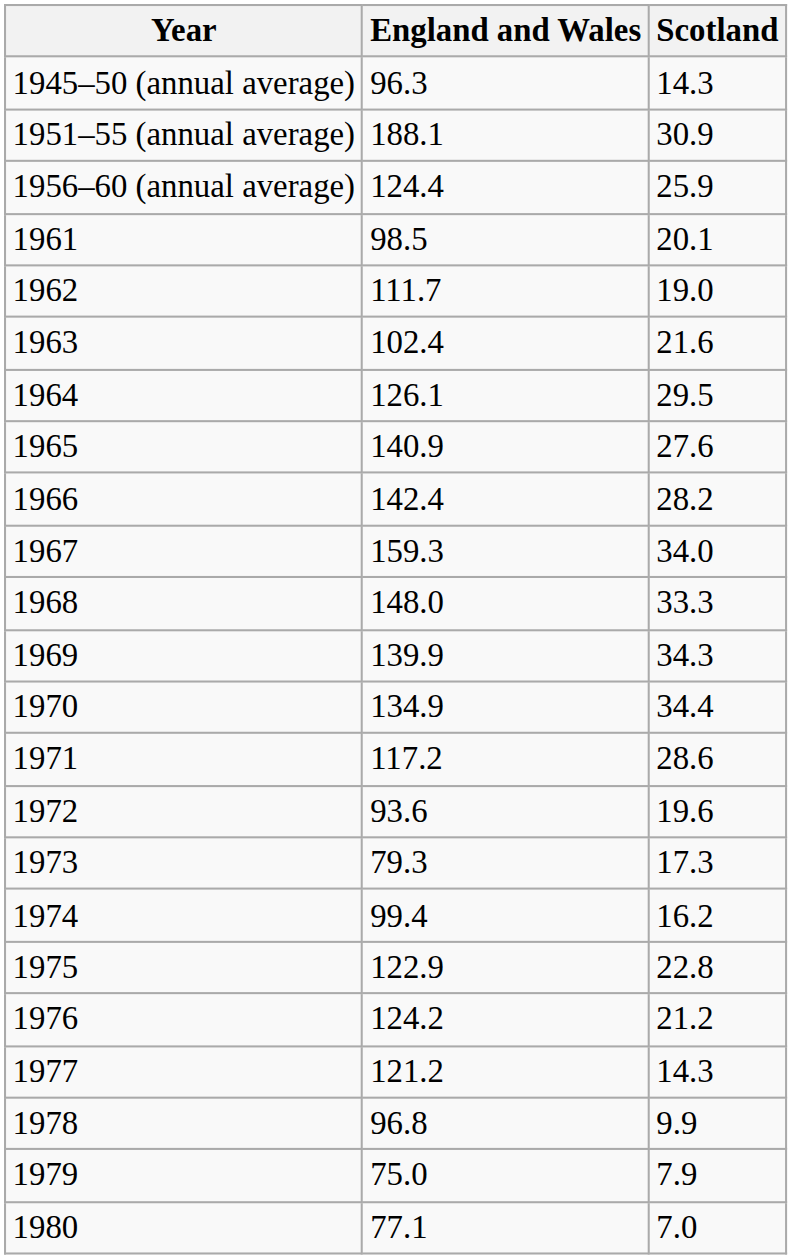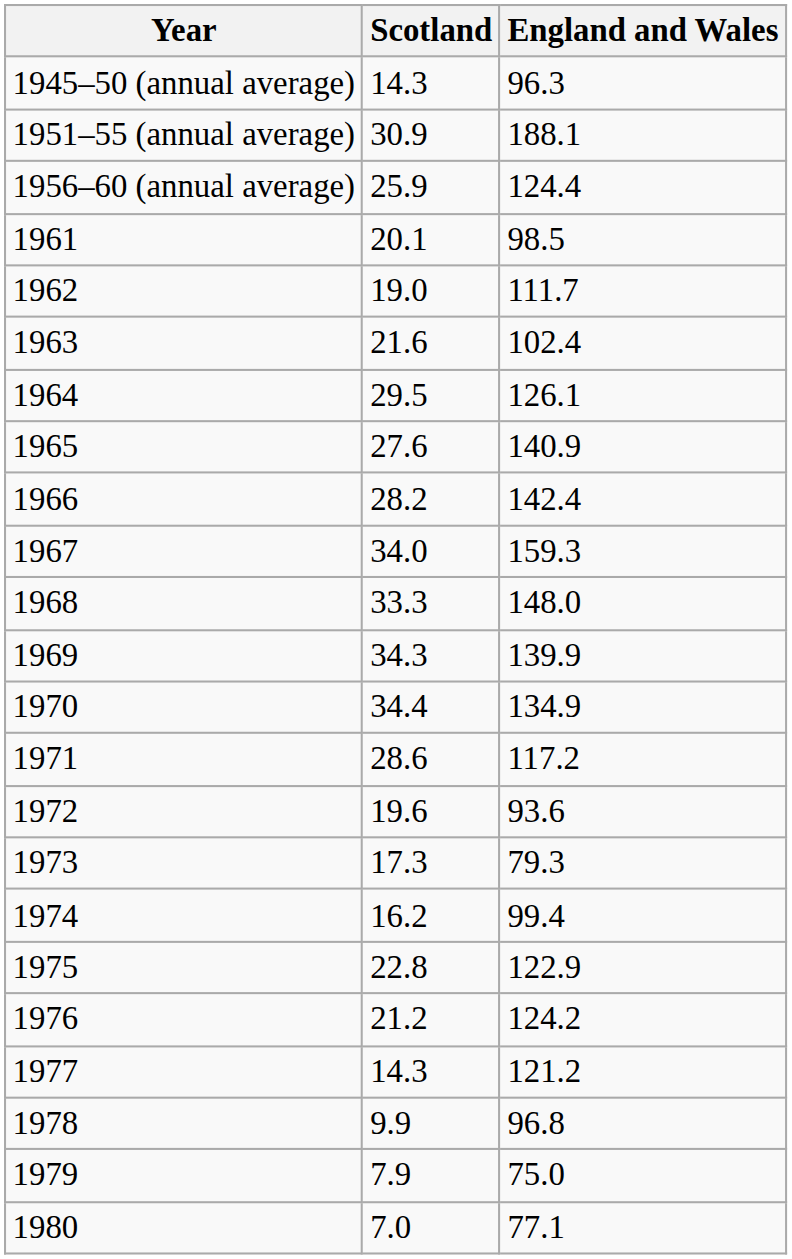columns swapped: (506, 30) <-> (717, 30)
